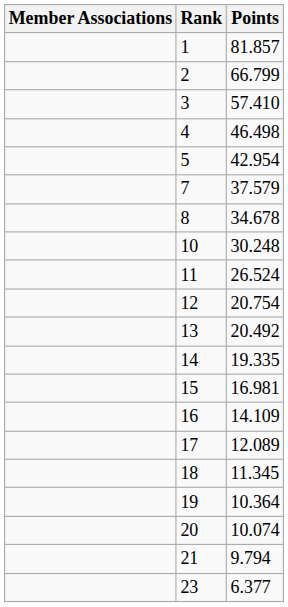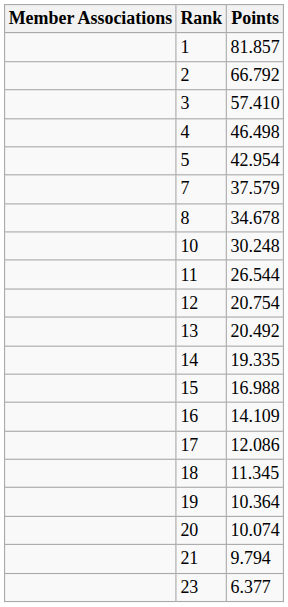(255, 75) 66.799 -> (255, 75) 66.792
(255, 274) 26.524 -> (255, 274) 26.544
(255, 388) 16.981 -> (255, 388) 16.988
(255, 445) 12.089 -> (255, 445) 12.086
